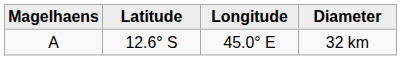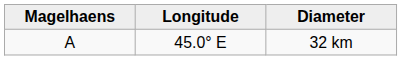- column: (151, 17)
